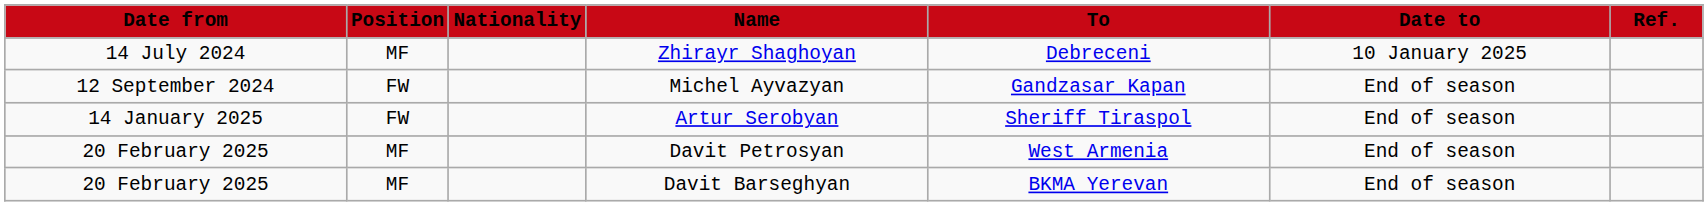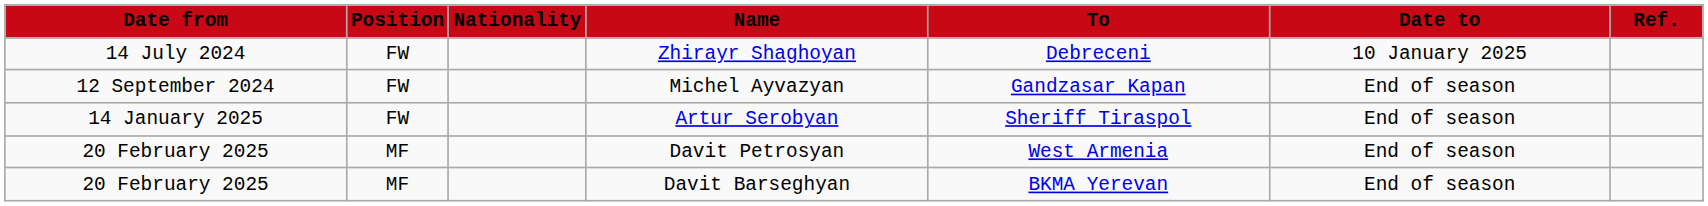(397, 53) MF -> (397, 53) FW
